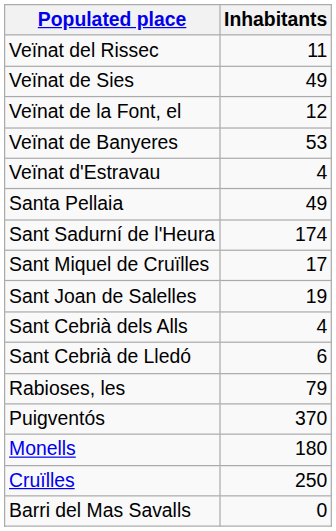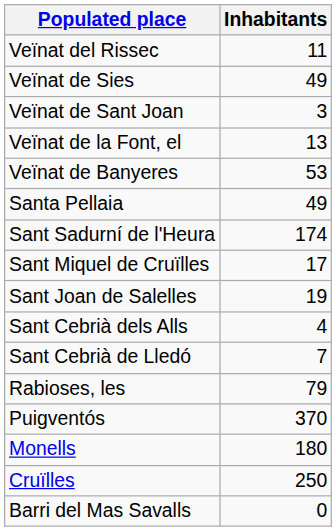+ row: (96, 111)
(317, 111) 12 -> (317, 142) 13
- row: (85, 173)
(322, 357) 6 -> (322, 357) 7
